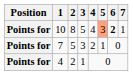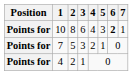(83, 29) 5 -> (83, 29) 6
(103, 29) lightsalmon background -> (103, 29) no background
